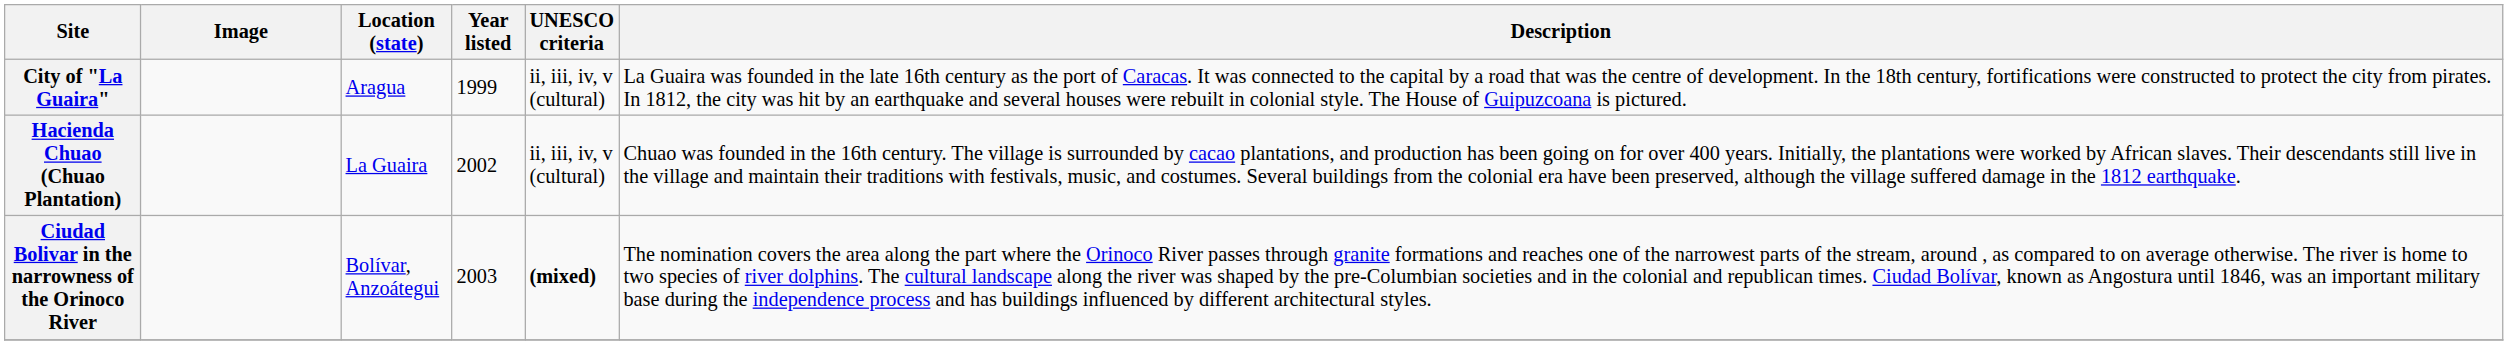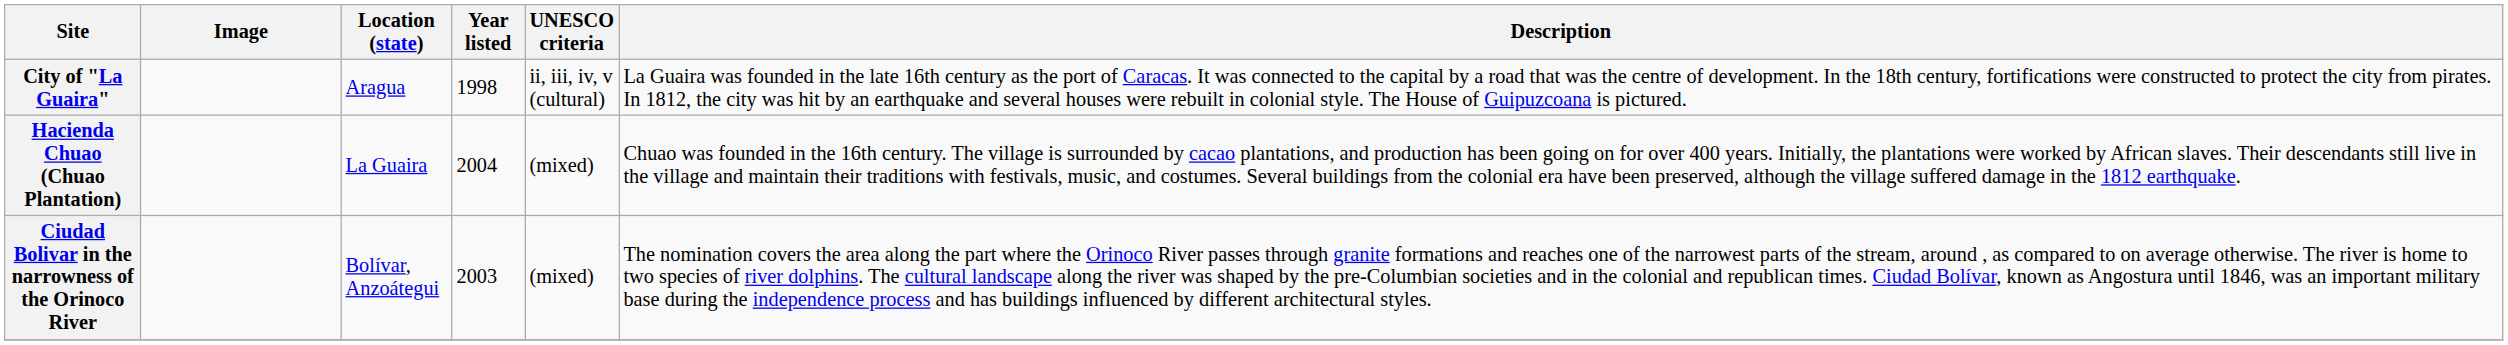(477, 87) 1999 -> (477, 87) 1998
(477, 165) 2002 -> (477, 165) 2004
(571, 165) ii, iii, iv, v (cultural) -> (562, 165) (mixed)
(563, 277) bold -> (562, 277) normal
